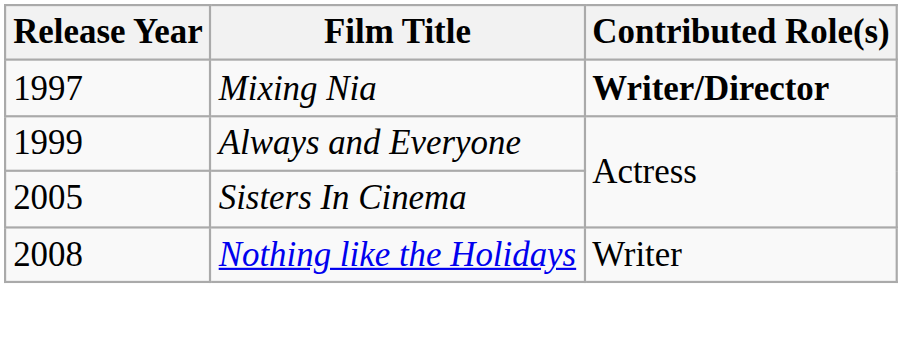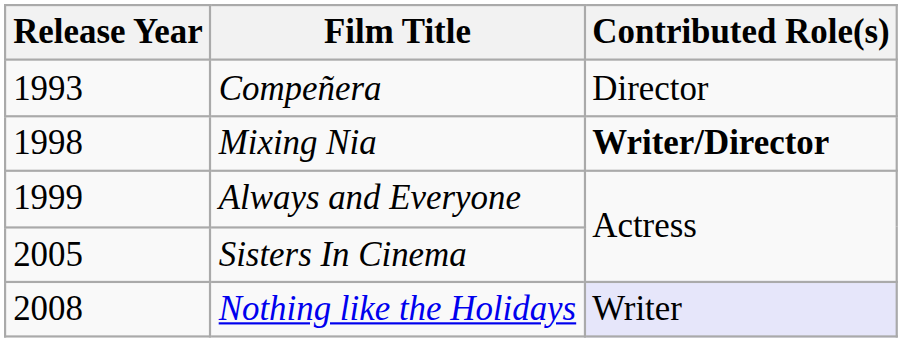+ row: (300, 87)
(48, 87) 1997 -> (48, 142) 1998
(637, 253) no background -> (637, 308) lavender background
